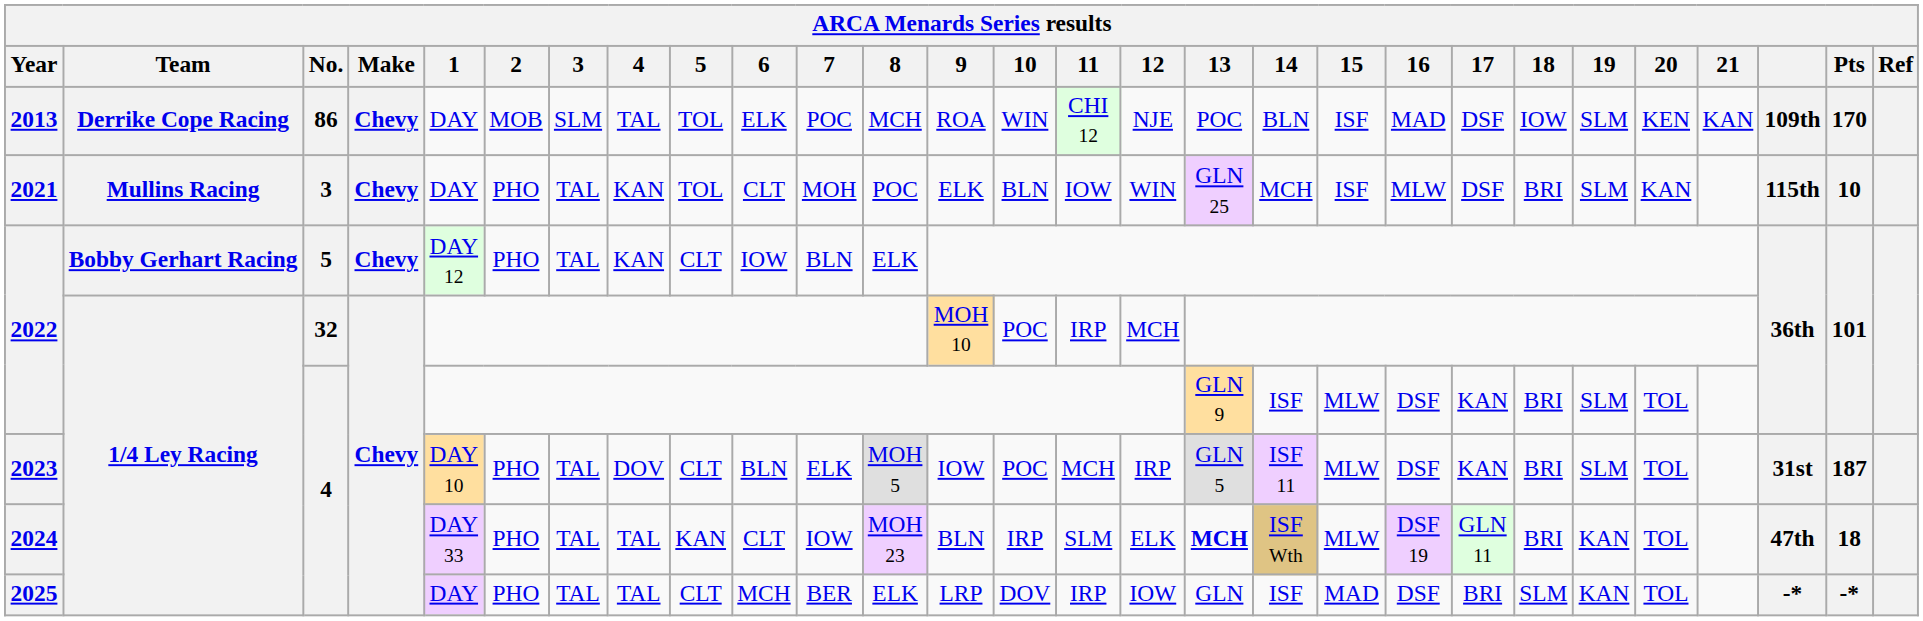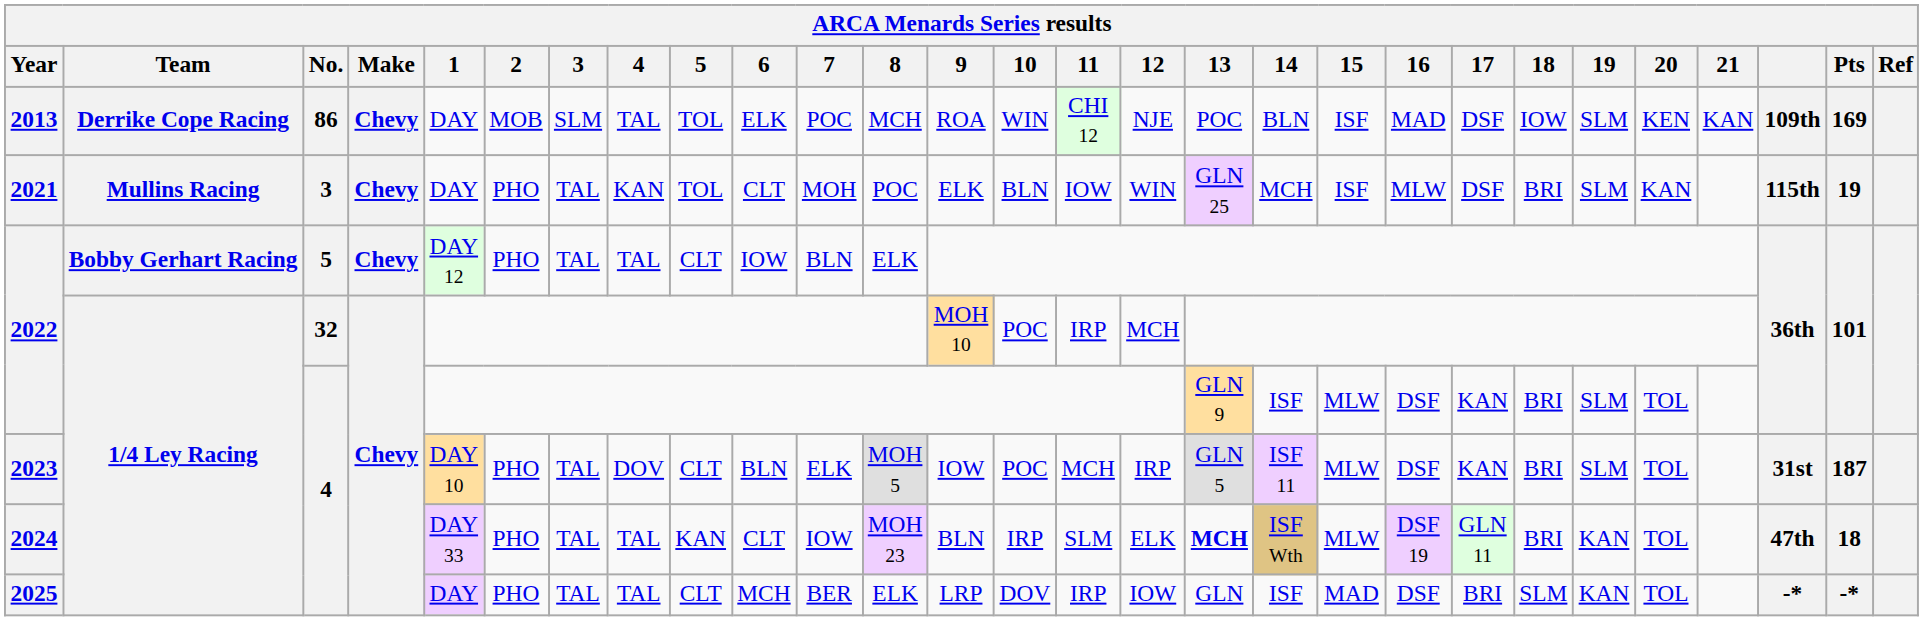(1849, 120) 170 -> (1849, 120) 169
(1849, 190) 10 -> (1849, 190) 19
(639, 259) KAN -> (639, 259) TAL
